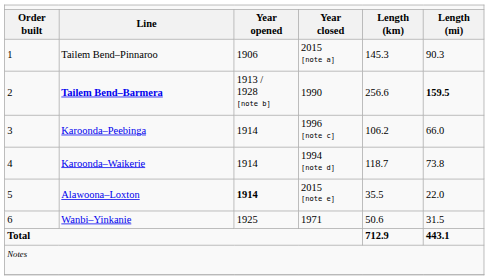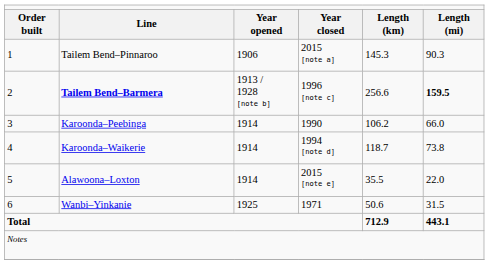(311, 93) 1990 -> (318, 90) 1996 [note c]
(318, 128) 1996 [note c] -> (311, 123) 1990
(247, 195) bold -> (247, 180) normal
